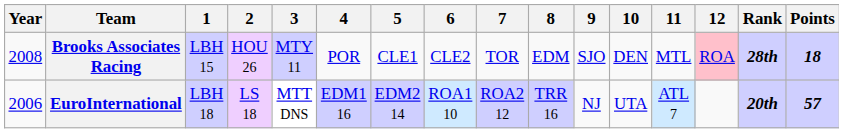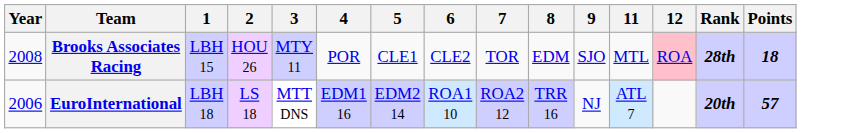- column: (631, 18)
